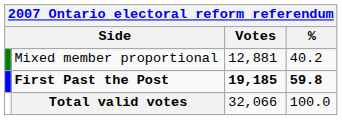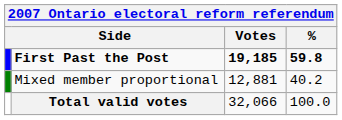rows swapped: (92, 82) <-> (116, 60)
